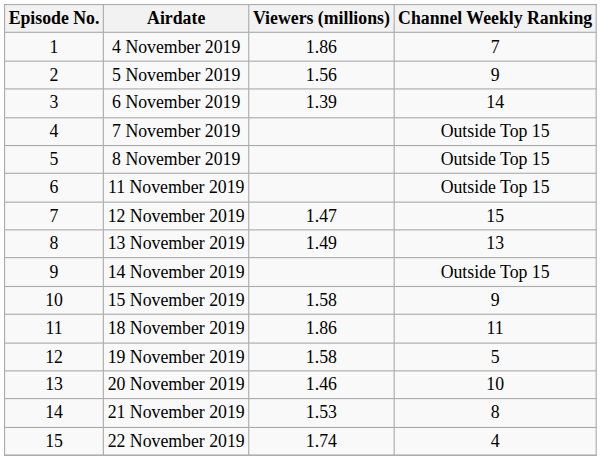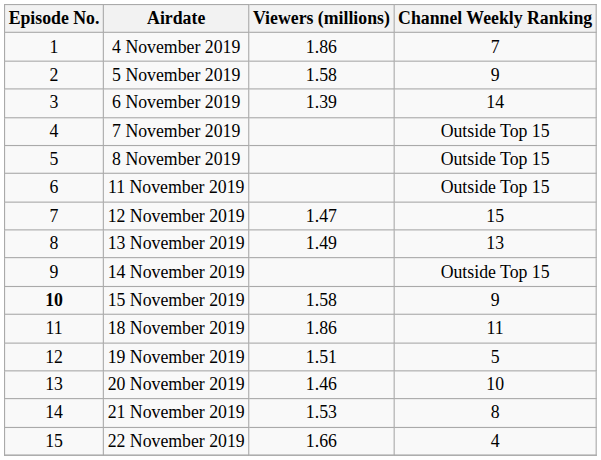(321, 74) 1.56 -> (321, 74) 1.58
(54, 300) normal -> (54, 300) bold
(321, 356) 1.58 -> (321, 356) 1.51
(321, 441) 1.74 -> (321, 441) 1.66
